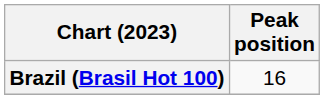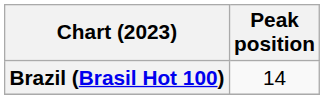(274, 77) 16 -> (274, 77) 14
